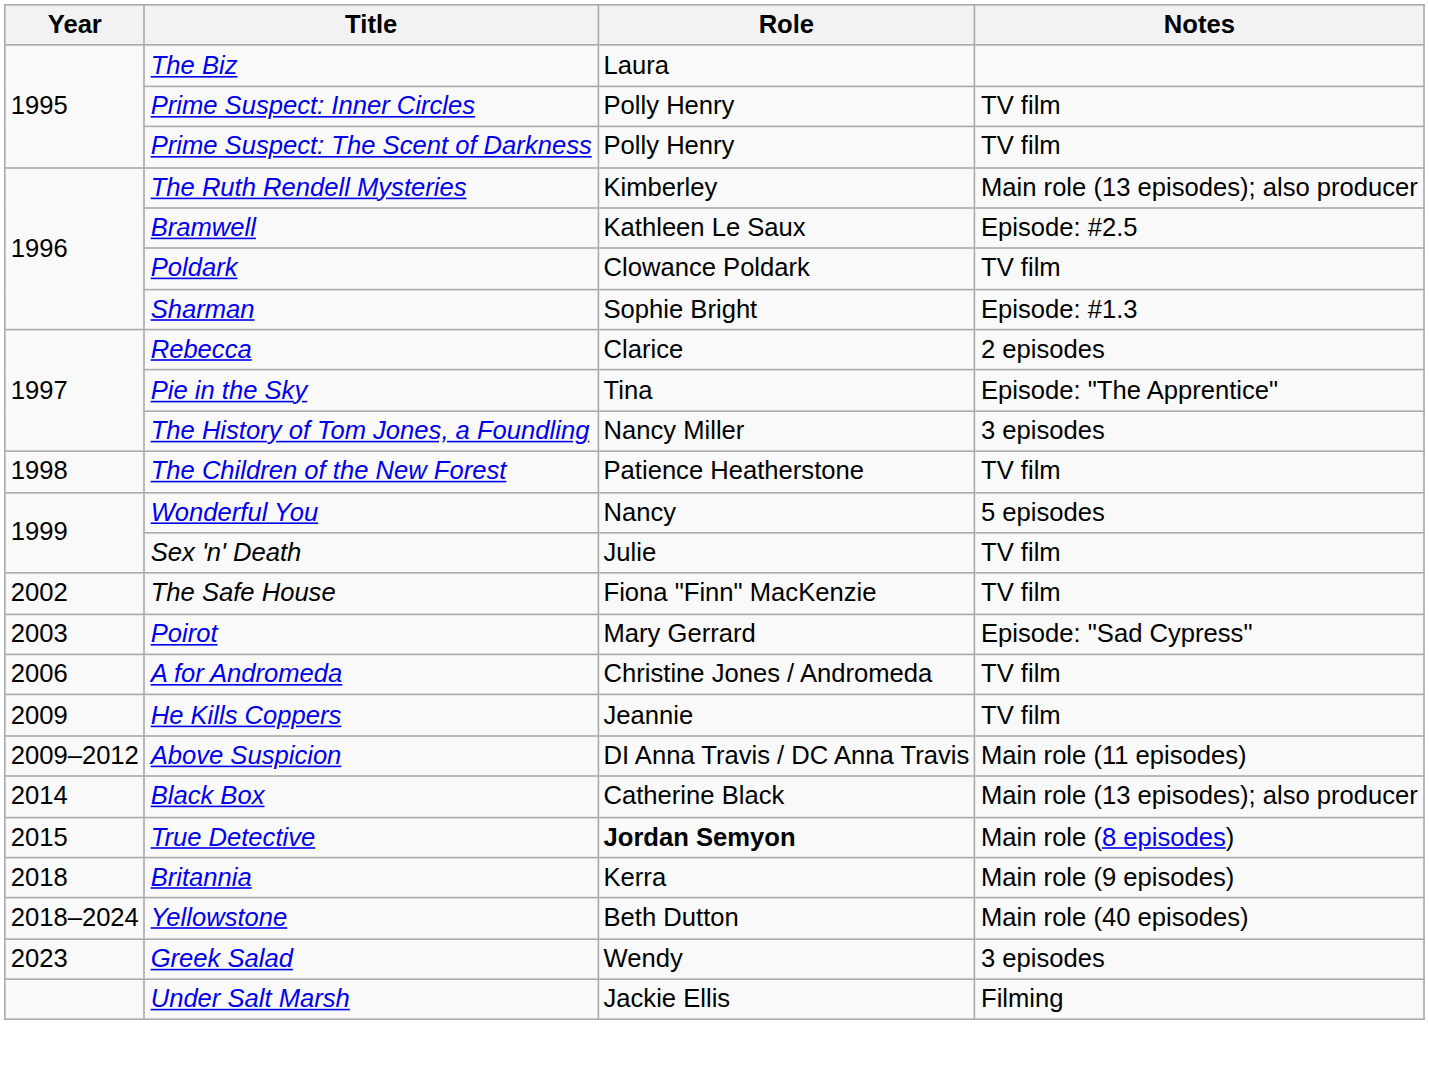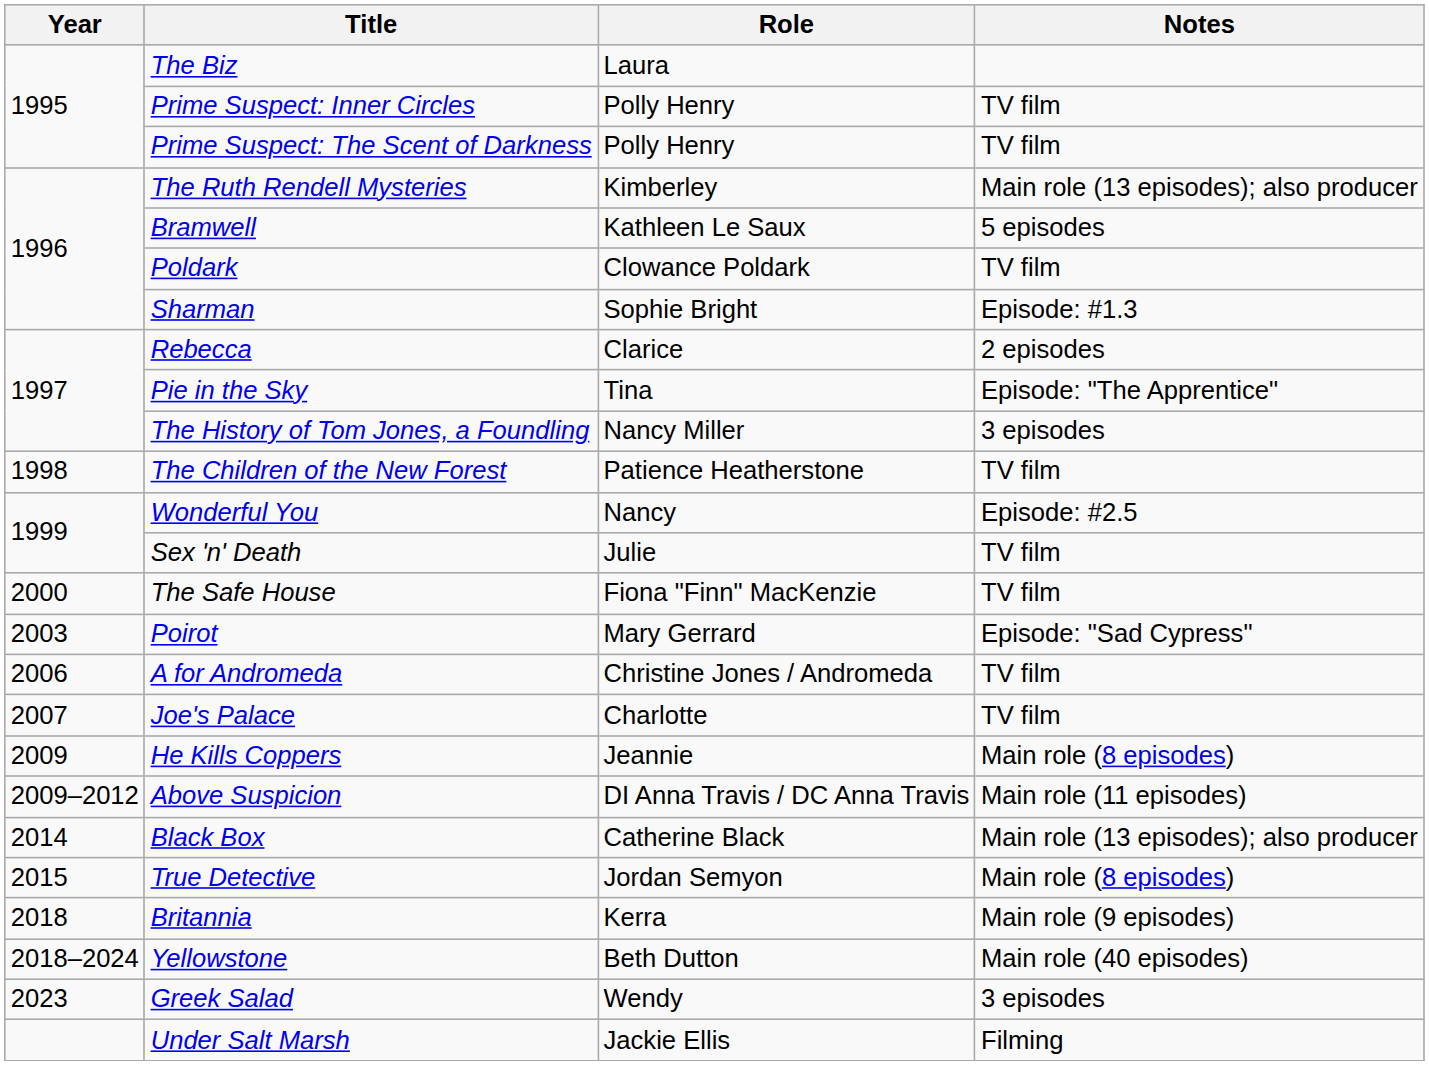(1059, 227) Episode: #2.5 -> (1043, 227) 5 episodes
(1043, 512) 5 episodes -> (1059, 512) Episode: #2.5
(39, 593) 2002 -> (39, 593) 2000
+ row: (223, 715)
(1021, 715) TV film -> (1108, 755) Main role (8 episodes)
(700, 836) bold -> (693, 877) normal
